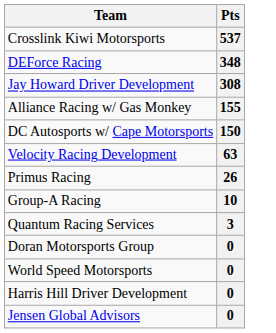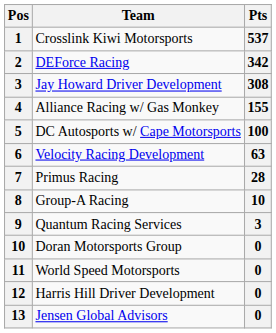+ column: (18, 15)
(230, 61) 348 -> (258, 61) 342
(230, 131) 150 -> (258, 131) 100
(230, 177) 26 -> (258, 177) 28
